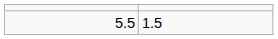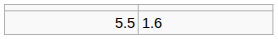(152, 22) 1.5 -> (152, 22) 1.6
